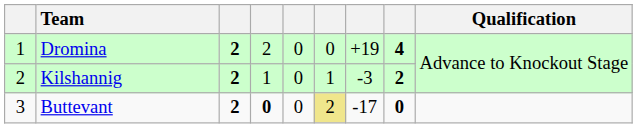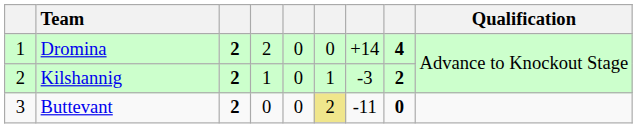(365, 48) +19 -> (365, 48) +14
(267, 107) bold -> (267, 107) normal
(365, 107) -17 -> (365, 107) -11
